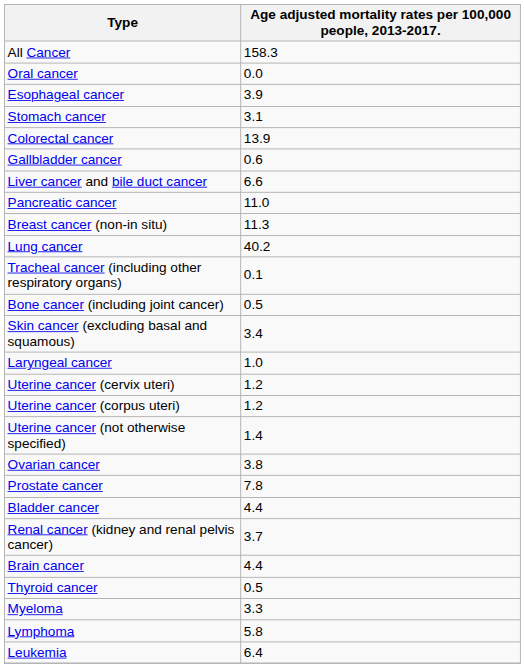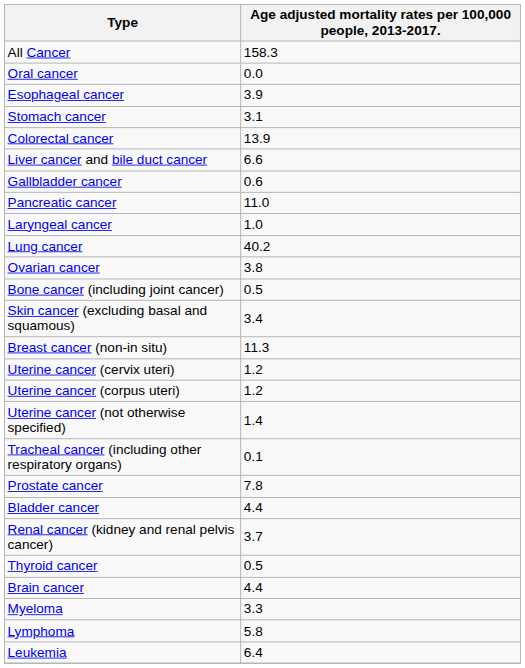rows swapped: (107, 181) <-> (65, 159)
rows swapped: (60, 363) <-> (87, 224)
rows swapped: (104, 275) <-> (54, 464)
rows swapped: (46, 566) <-> (53, 587)
